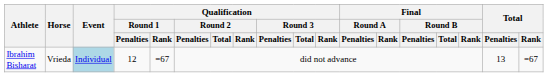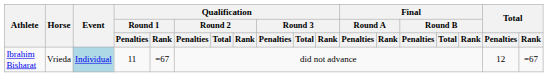(132, 60) 12 -> (132, 60) 11
(501, 60) 13 -> (501, 60) 12
